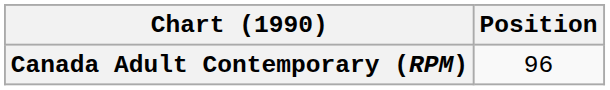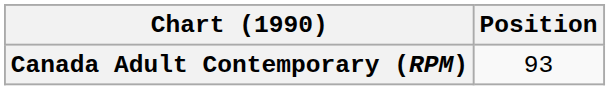(539, 65) 96 -> (539, 65) 93
